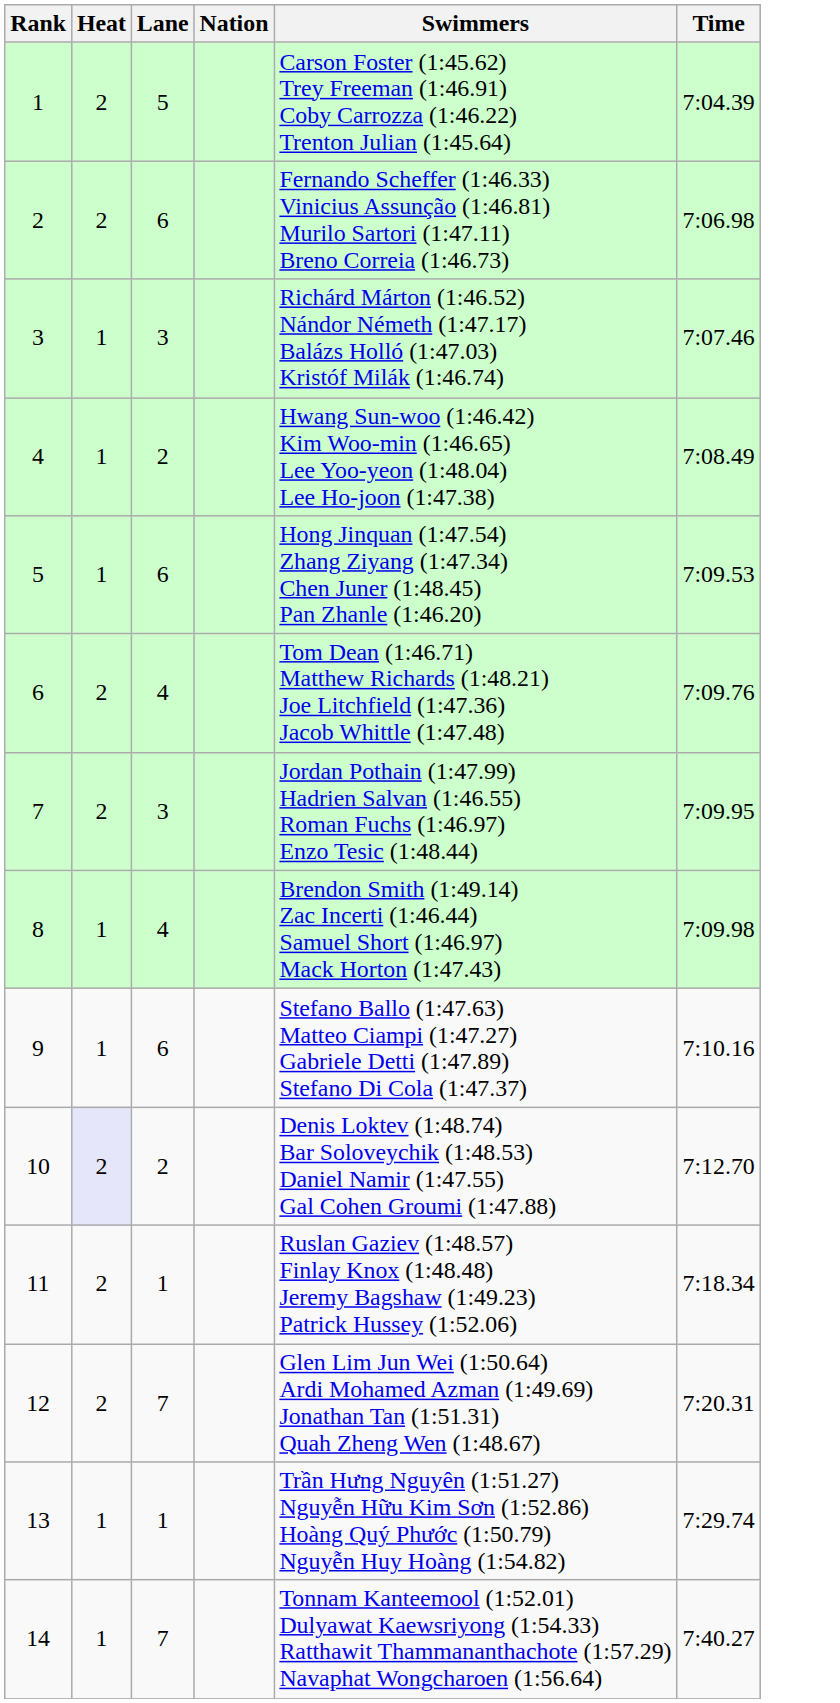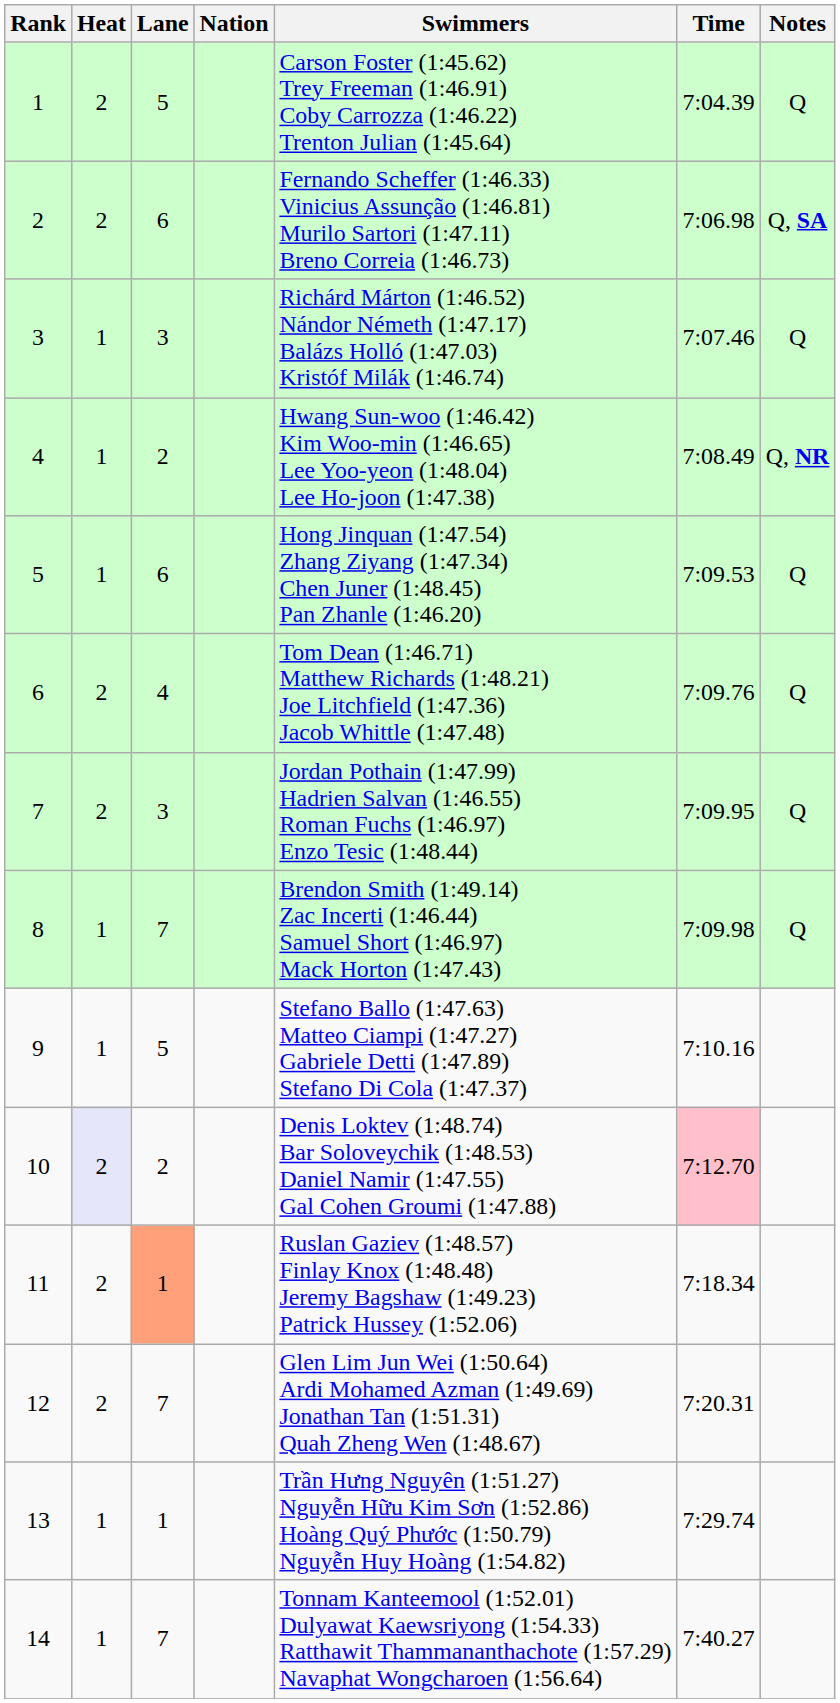+ column: (798, 23)
(163, 929) 4 -> (163, 929) 7
(163, 1047) 6 -> (163, 1047) 5
(719, 1165) no background -> (719, 1165) pink background
(163, 1284) no background -> (163, 1284) lightsalmon background
